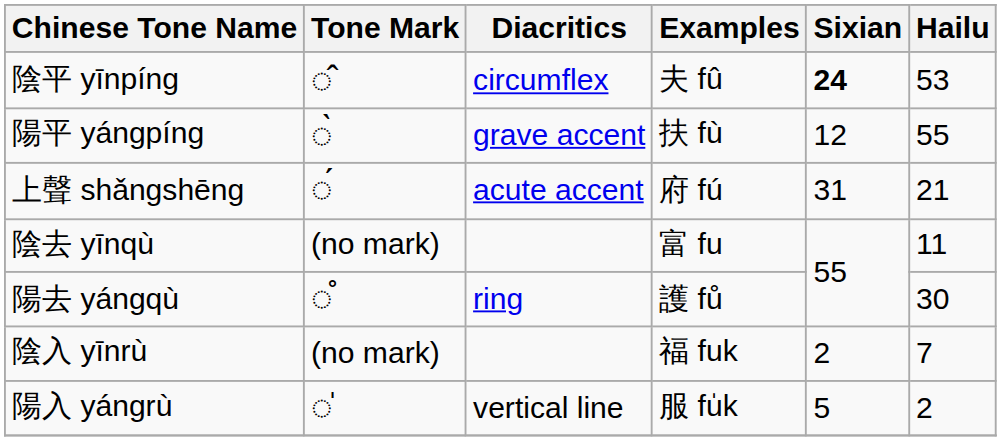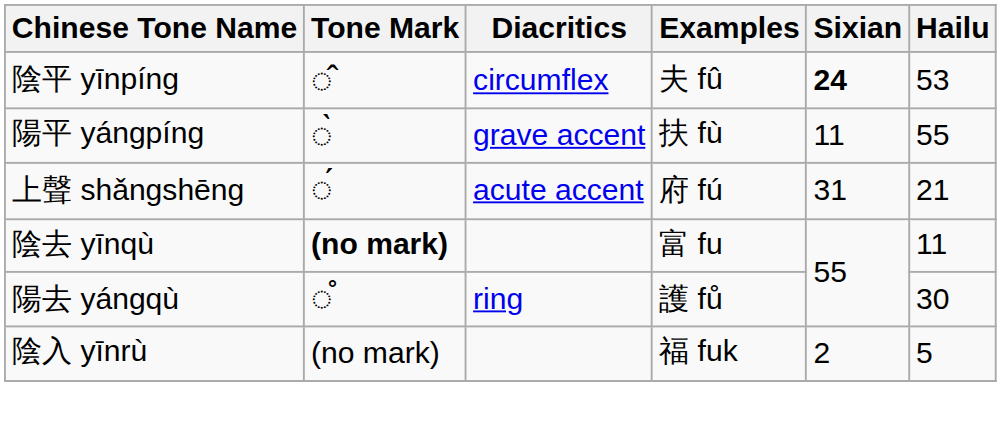(830, 135) 12 -> (829, 135) 11
(375, 244) normal -> (380, 244) bold
(924, 353) 7 -> (924, 353) 5
- row: (92, 406)
